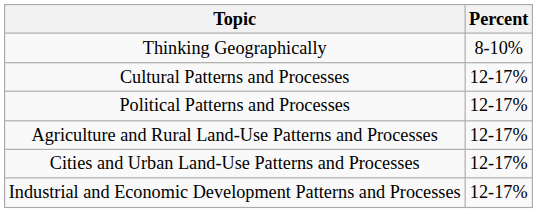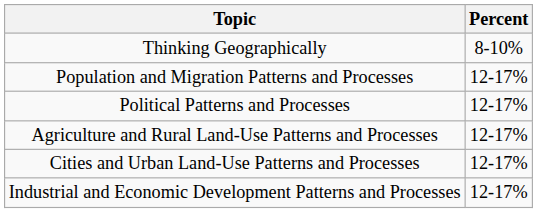+ row: (235, 76)
- row: (235, 76)
